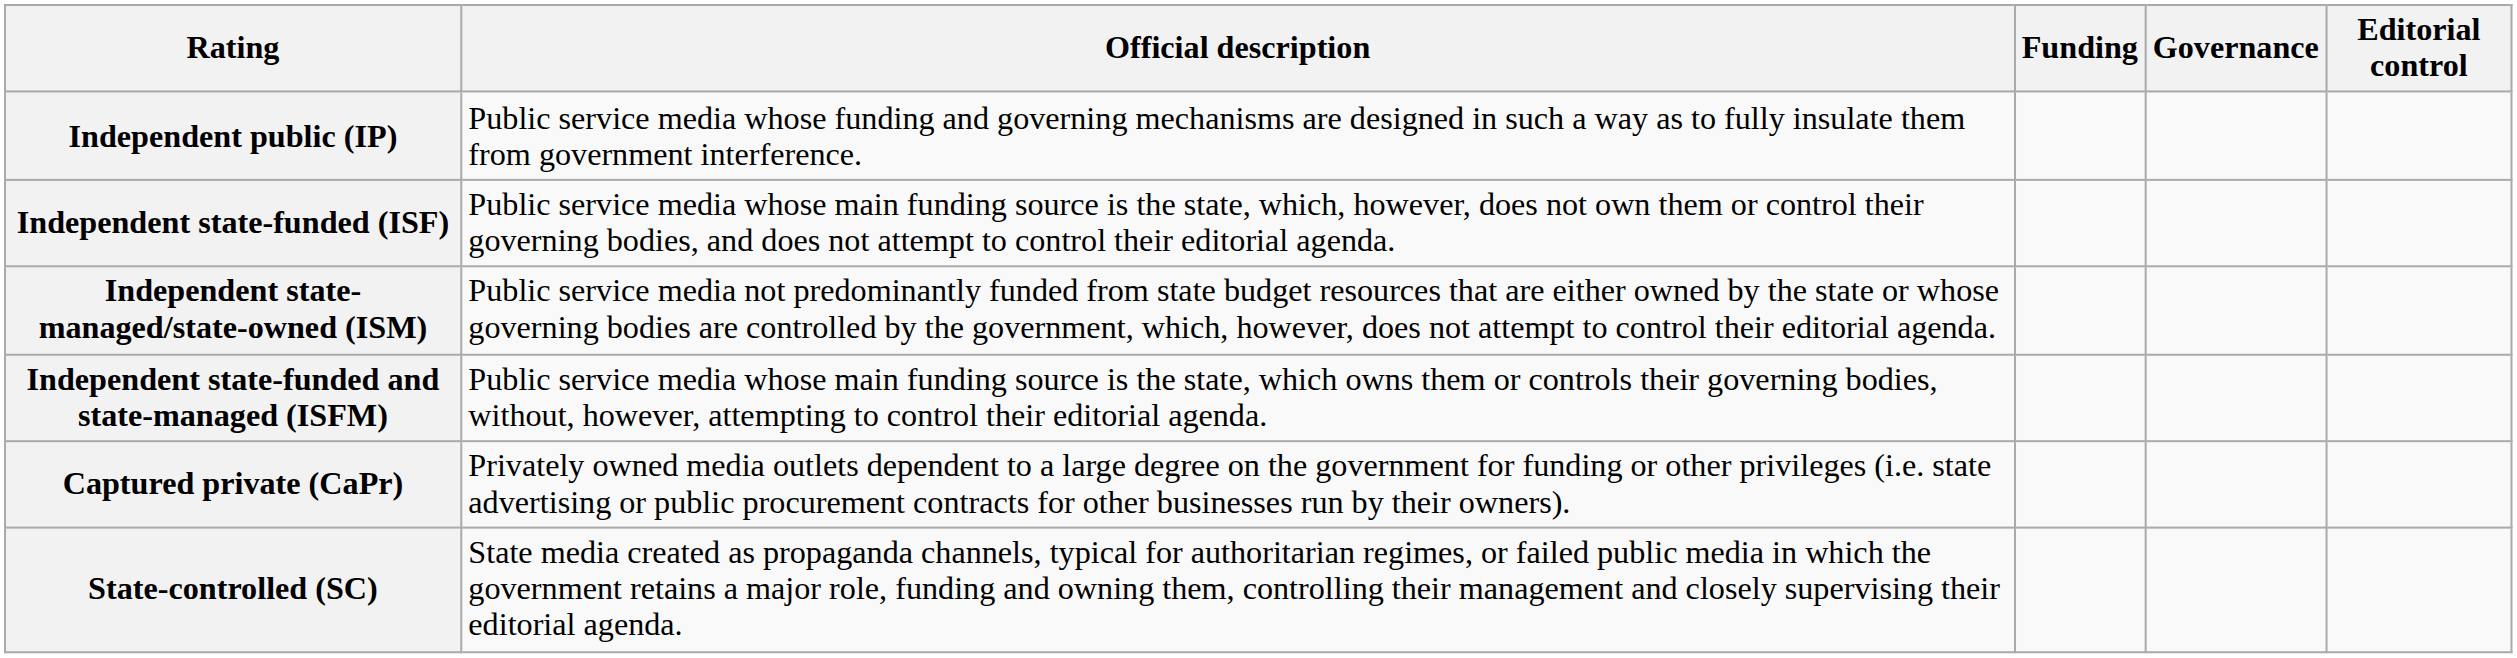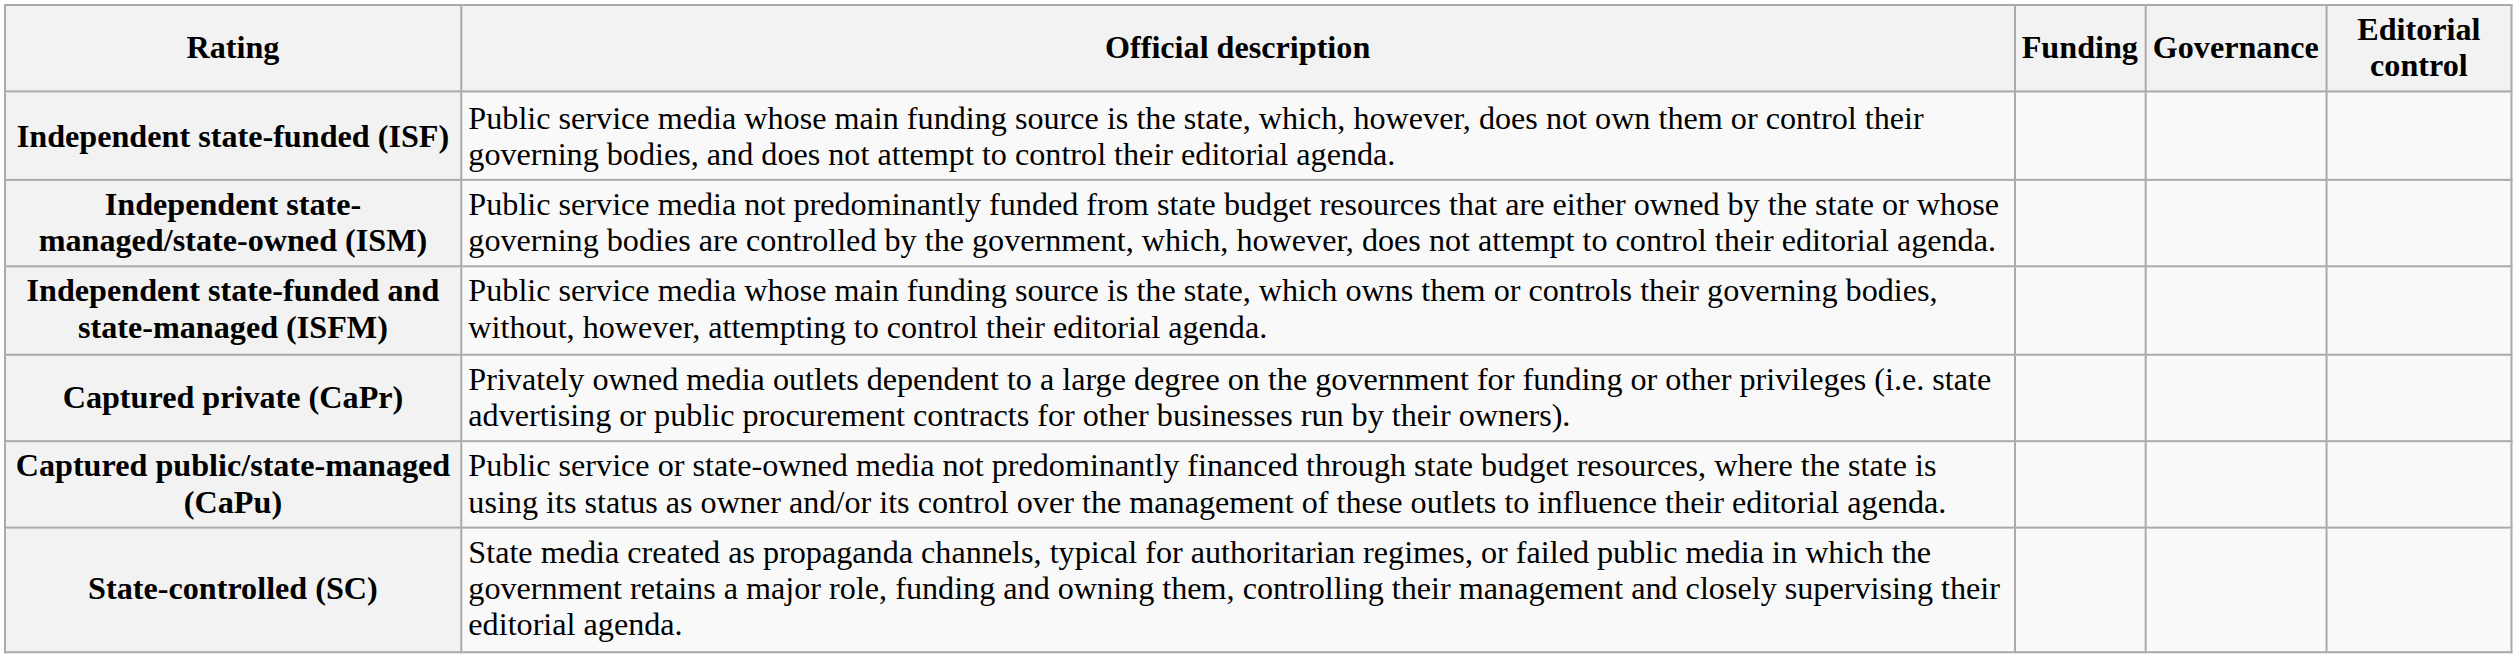- row: (233, 135)
+ row: (233, 484)
